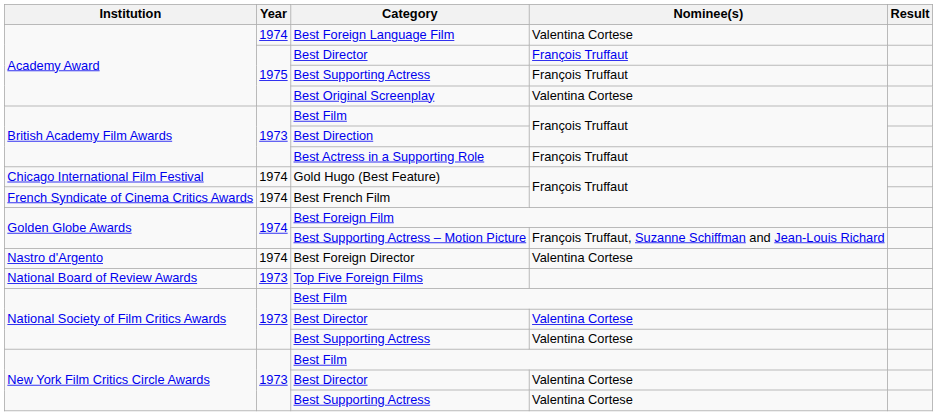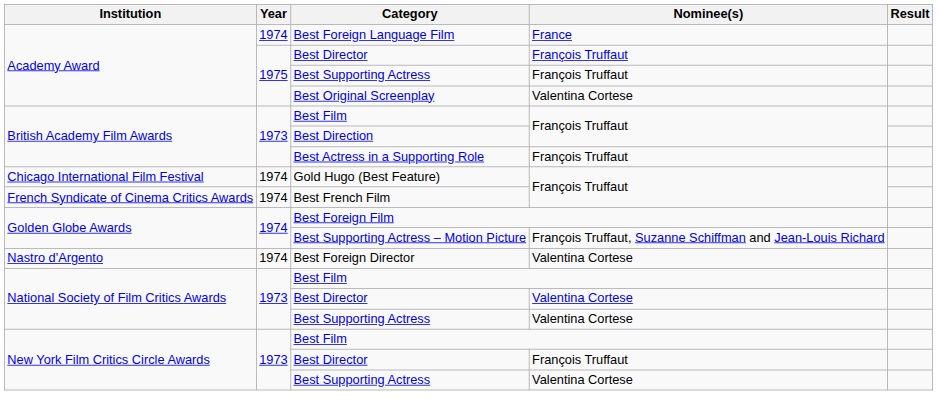(582, 34) Valentina Cortese -> (552, 34) France
- row: (102, 278)
(582, 380) Valentina Cortese -> (580, 359) François Truffaut
